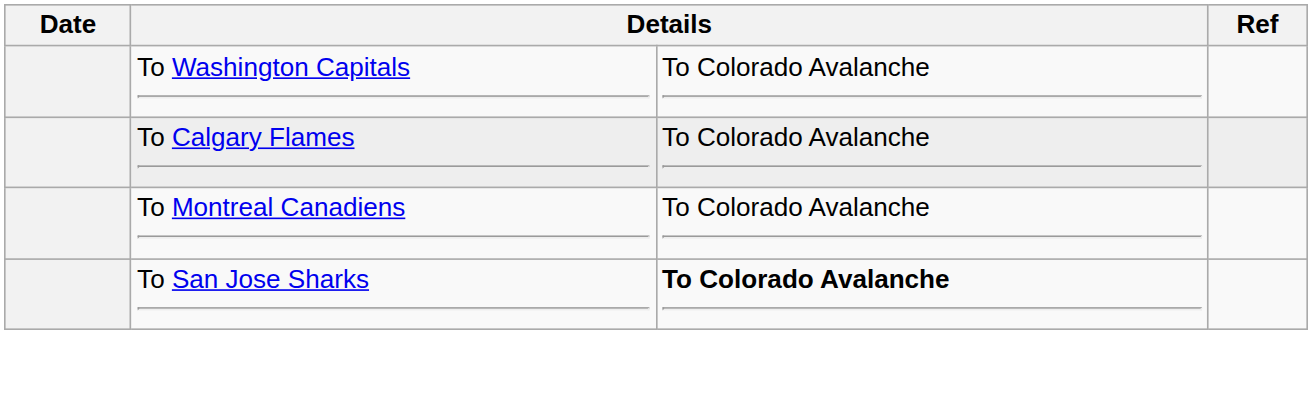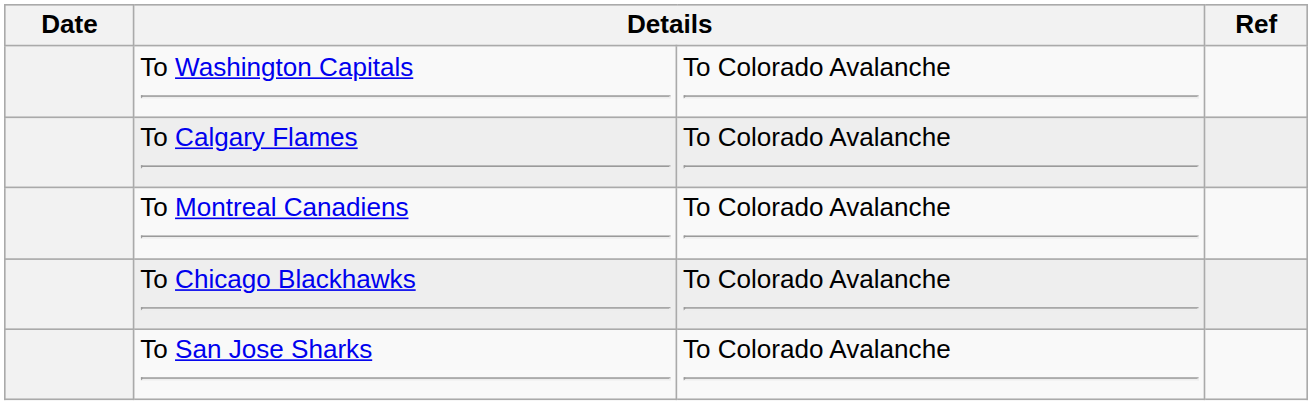+ row: (406, 287)
(932, 287) bold -> (941, 358) normal
